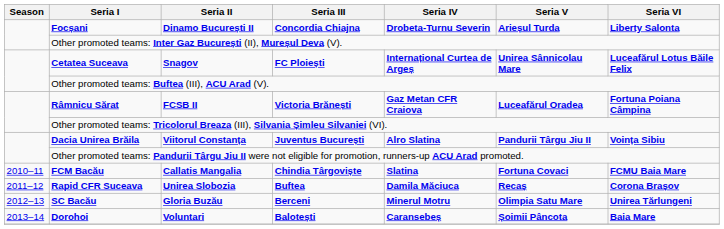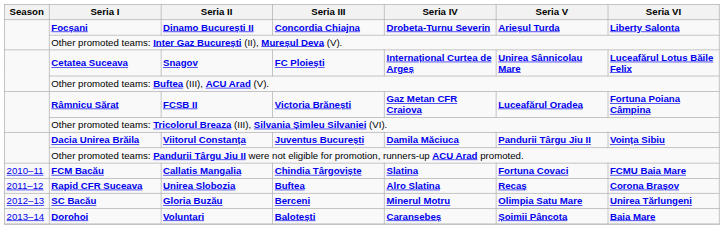(413, 140) Alro Slatina -> (423, 140) Damila Măciuca
(423, 186) Damila Măciuca -> (413, 186) Alro Slatina
